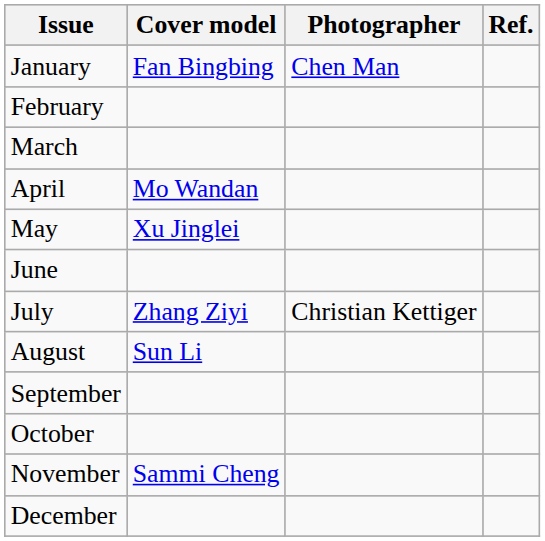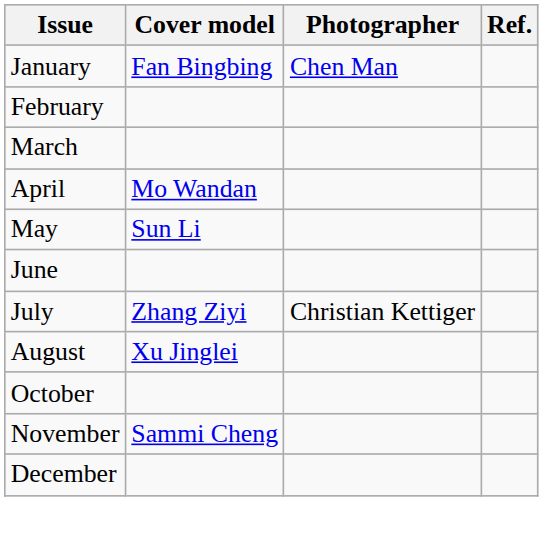(186, 229) Xu Jinglei -> (166, 229) Sun Li
(167, 351) Sun Li -> (185, 351) Xu Jinglei
- row: (66, 392)
